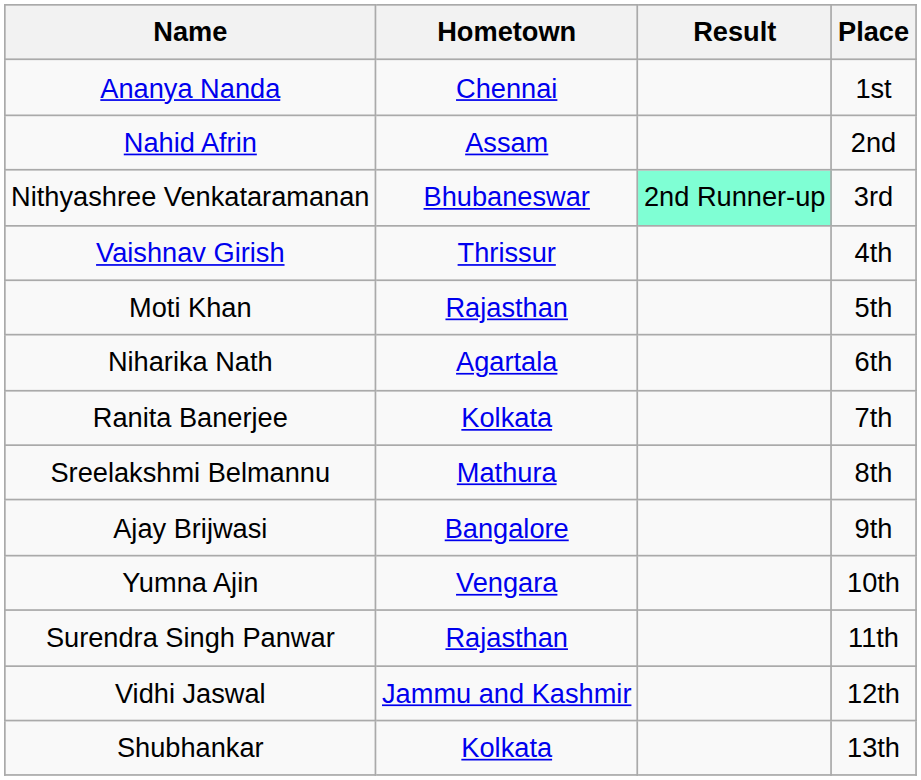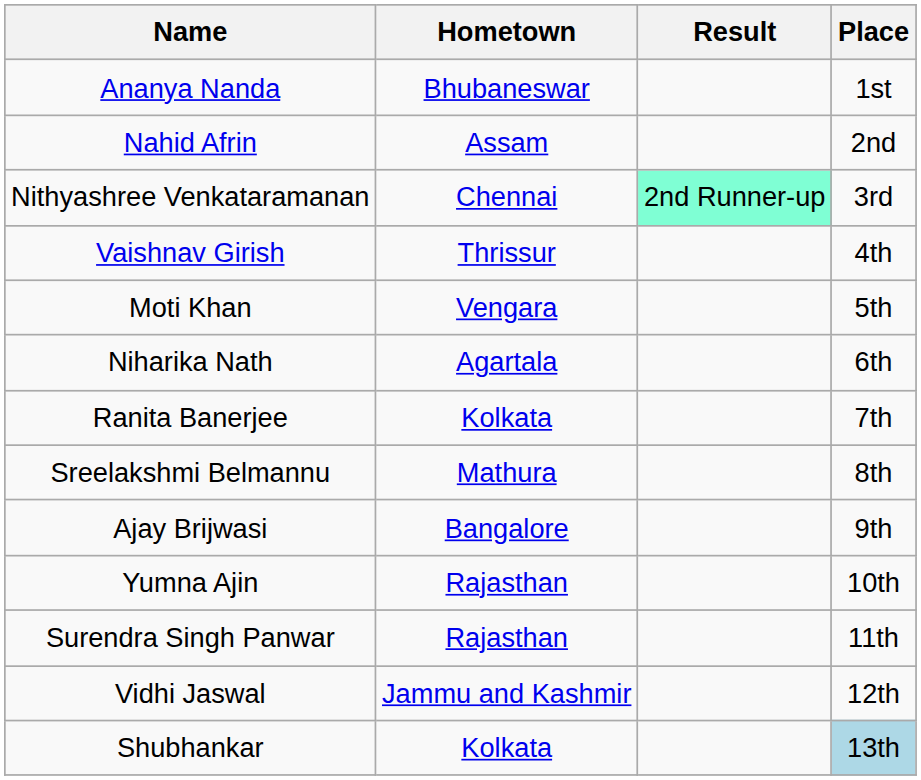(507, 87) Chennai -> (507, 87) Bhubaneswar
(507, 197) Bhubaneswar -> (507, 197) Chennai
(507, 308) Rajasthan -> (507, 308) Vengara
(507, 583) Vengara -> (507, 583) Rajasthan
(874, 748) no background -> (874, 748) lightblue background
